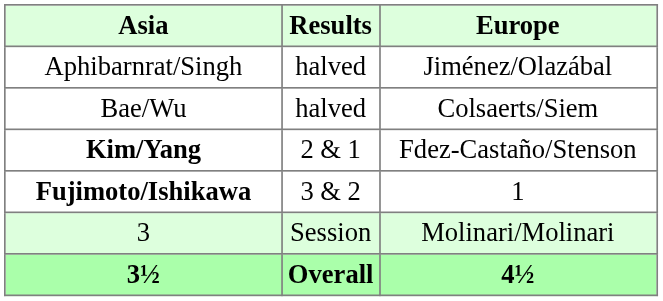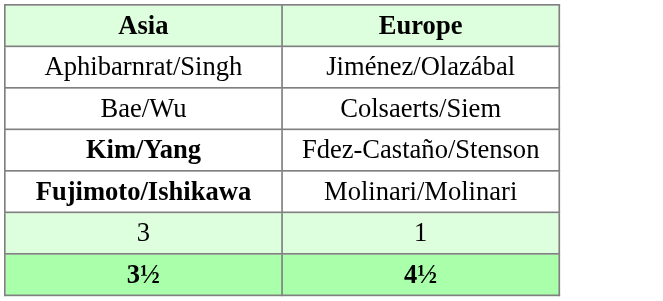- column: (331, 25)
(518, 191) 1 -> (421, 191) Molinari/Molinari
(518, 232) Molinari/Molinari -> (421, 232) 1
